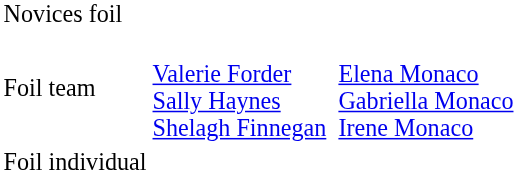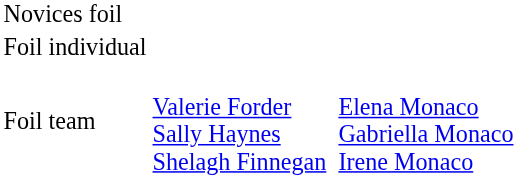rows swapped: (75, 161) <-> (50, 87)
